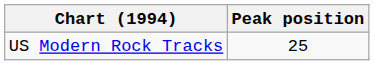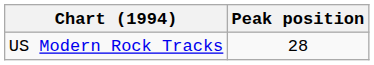(298, 46) 25 -> (298, 46) 28
